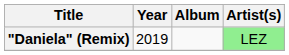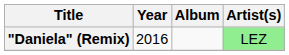(152, 38) 2019 -> (152, 38) 2016
